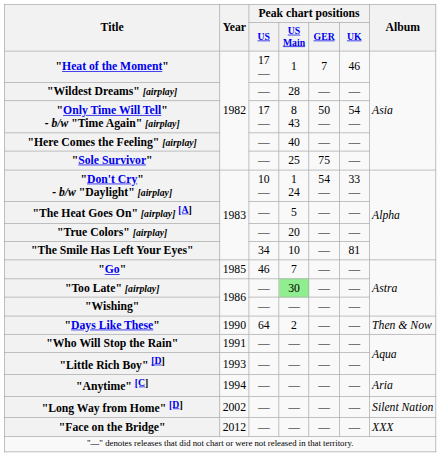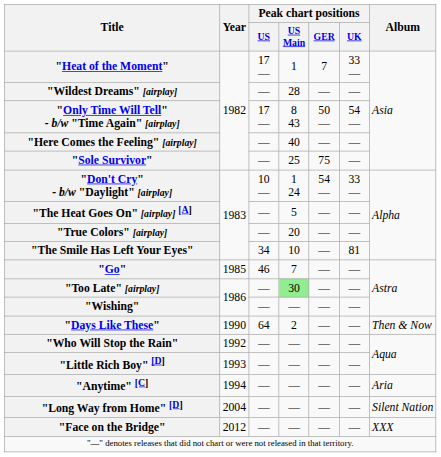(354, 66) 46 -> (354, 66) 33 —
(234, 343) 1991 -> (234, 343) 1992
(234, 407) 2002 -> (234, 407) 2004
